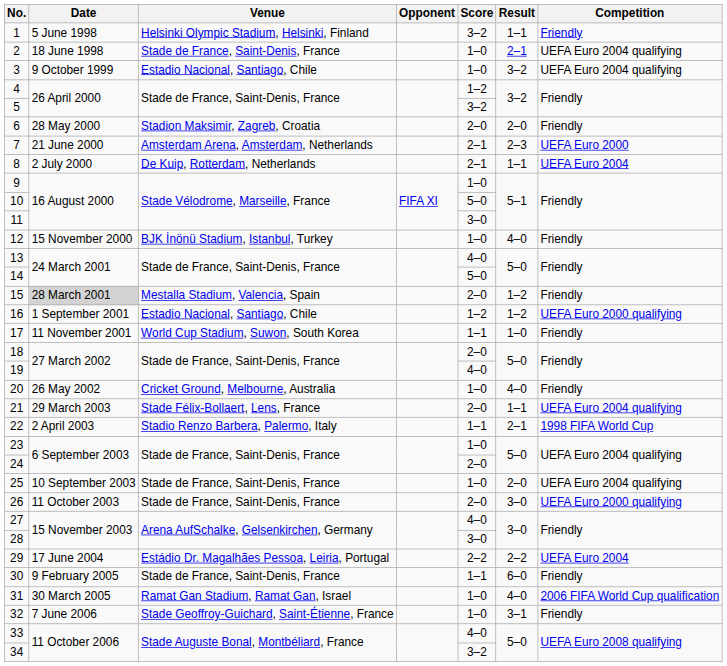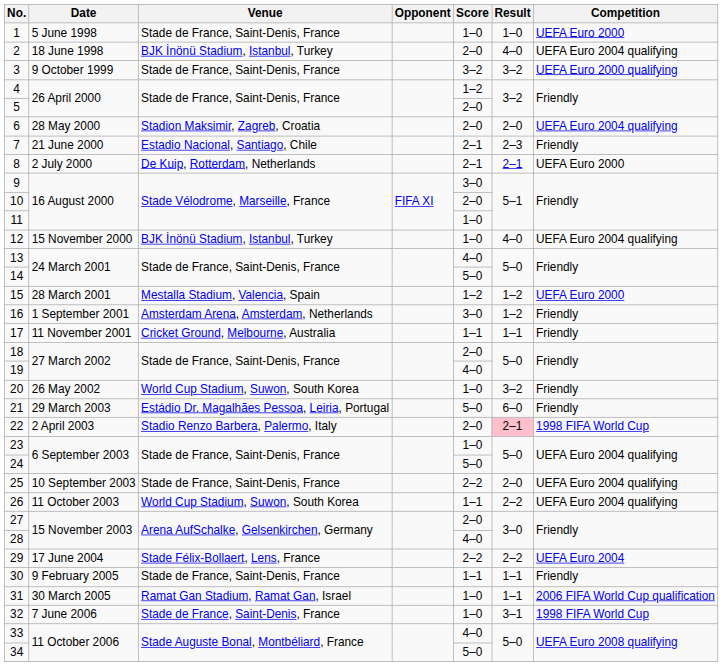(255, 32) Helsinki Olympic Stadium, Helsinki, Finland -> (240, 32) Stade de France, Saint-Denis, France
(477, 32) 3–2 -> (472, 32) 1–0
(517, 32) 1–1 -> (513, 32) 1–0
(561, 32) Friendly -> (580, 32) UEFA Euro 2000
(240, 51) Stade de France, Saint-Denis, France -> (237, 51) BJK İnönü Stadium, Istanbul, Turkey
(477, 51) 1–0 -> (472, 51) 2–0
(517, 51) 2–1 -> (513, 51) 4–0
(229, 70) Estadio Nacional, Santiago, Chile -> (240, 70) Stade de France, Saint-Denis, France
(477, 70) 1–0 -> (472, 70) 3–2
(611, 70) UEFA Euro 2004 qualifying -> (607, 70) UEFA Euro 2000 qualifying
(477, 107) 3–2 -> (472, 107) 2–0
(561, 126) Friendly -> (607, 126) UEFA Euro 2004 qualifying
(257, 145) Amsterdam Arena, Amsterdam, Netherlands -> (229, 145) Estadio Nacional, Santiago, Chile
(585, 145) UEFA Euro 2000 -> (557, 145) Friendly
(517, 164) 1–1 -> (513, 164) 2–1
(585, 164) UEFA Euro 2004 -> (580, 164) UEFA Euro 2000
(477, 182) 1–0 -> (472, 182) 3–0
(477, 201) 5–0 -> (472, 201) 2–0
(477, 220) 3–0 -> (472, 220) 1–0
(561, 239) Friendly -> (607, 239) UEFA Euro 2004 qualifying
(71, 295) lightgrey background -> (71, 295) no background
(477, 295) 2–0 -> (472, 295) 1–2
(561, 295) Friendly -> (580, 295) UEFA Euro 2000
(229, 314) Estadio Nacional, Santiago, Chile -> (257, 314) Amsterdam Arena, Amsterdam, Netherlands
(477, 314) 1–2 -> (472, 314) 3–0
(611, 314) UEFA Euro 2000 qualifying -> (557, 314) Friendly
(250, 333) World Cup Stadium, Suwon, South Korea -> (238, 333) Cricket Ground, Melbourne, Australia
(517, 333) 1–0 -> (513, 333) 1–1
(238, 389) Cricket Ground, Melbourne, Australia -> (250, 389) World Cup Stadium, Suwon, South Korea
(517, 389) 4–0 -> (513, 389) 3–2
(231, 408) Stade Félix-Bollaert, Lens, France -> (265, 408) Estádio Dr. Magalhães Pessoa, Leiria, Portugal
(477, 408) 2–0 -> (472, 408) 5–0
(517, 408) 1–1 -> (513, 408) 6–0
(611, 408) UEFA Euro 2004 qualifying -> (557, 408) Friendly
(477, 426) 1–1 -> (472, 426) 2–0
(517, 426) no background -> (513, 426) pink background
(477, 464) 2–0 -> (472, 464) 5–0
(477, 483) 1–0 -> (472, 483) 2–2
(240, 502) Stade de France, Saint-Denis, France -> (250, 502) World Cup Stadium, Suwon, South Korea
(477, 502) 2–0 -> (472, 502) 1–1
(517, 502) 3–0 -> (513, 502) 2–2
(611, 502) UEFA Euro 2000 qualifying -> (607, 502) UEFA Euro 2004 qualifying
(477, 520) 4–0 -> (472, 520) 2–0
(477, 539) 3–0 -> (472, 539) 4–0
(265, 558) Estádio Dr. Magalhães Pessoa, Leiria, Portugal -> (231, 558) Stade Félix-Bollaert, Lens, France
(517, 577) 6–0 -> (513, 577) 1–1
(517, 595) 4–0 -> (513, 595) 1–1
(267, 614) Stade Geoffroy-Guichard, Saint-Étienne, France -> (240, 614) Stade de France, Saint-Denis, France
(561, 614) Friendly -> (593, 614) 1998 FIFA World Cup
(477, 652) 3–2 -> (472, 652) 5–0
